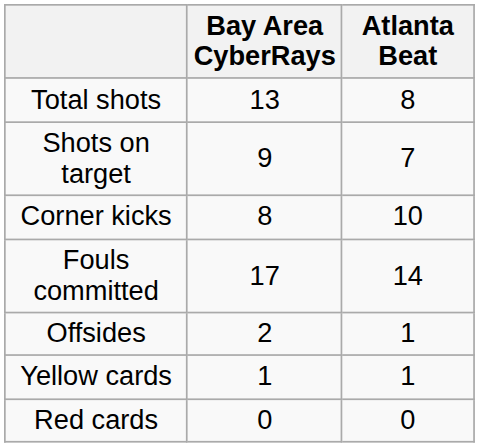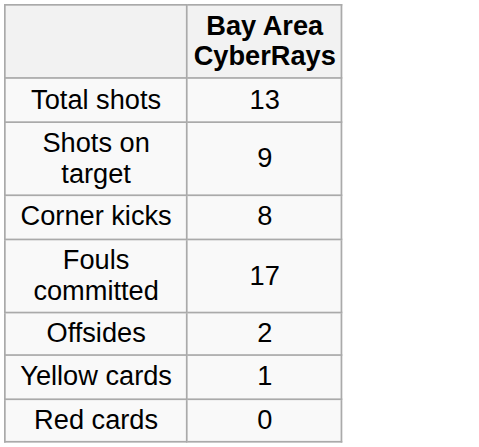- column: (408, 41)
